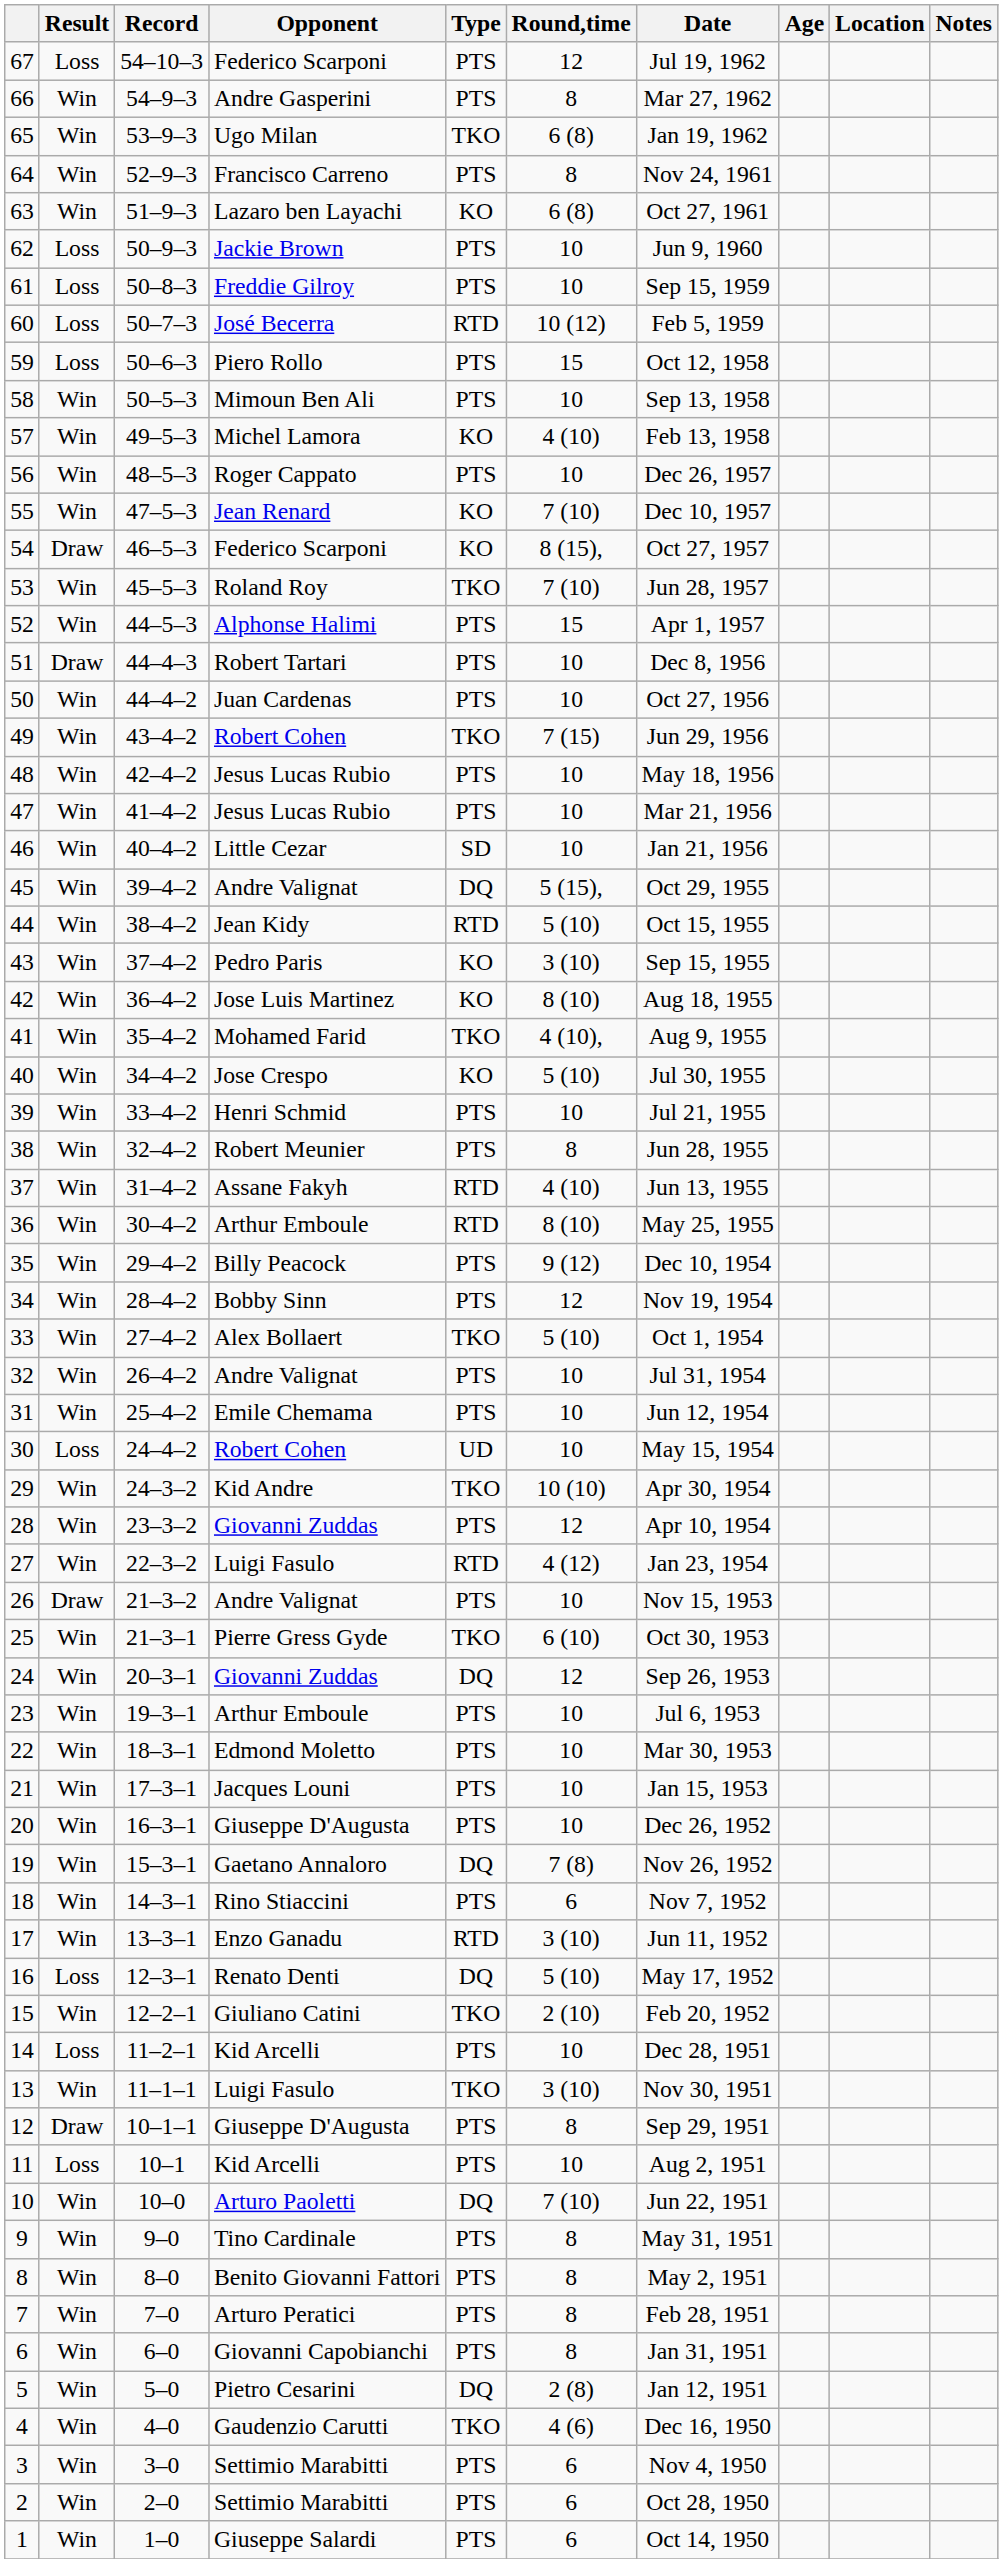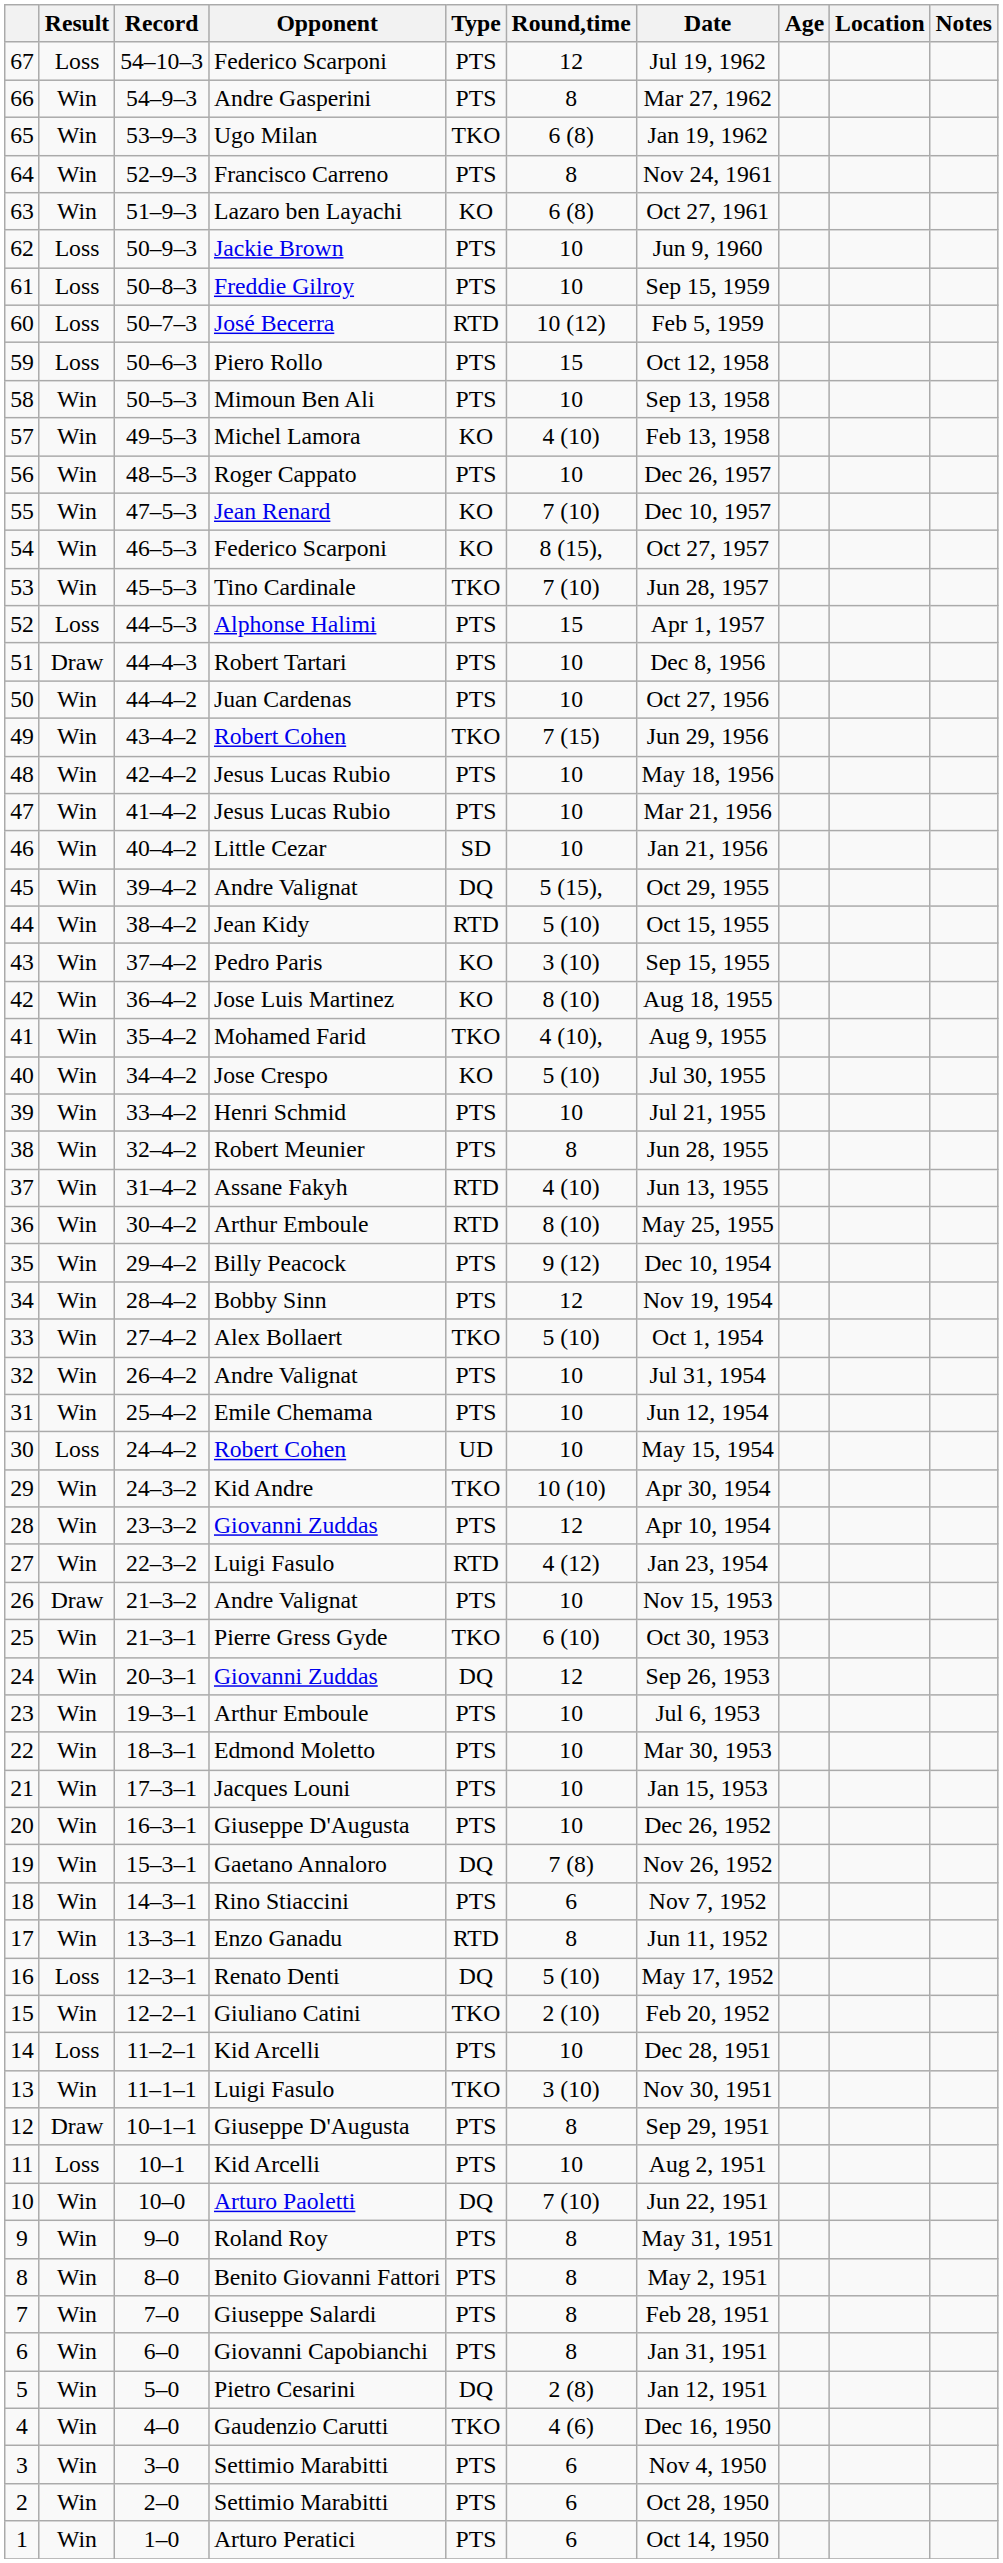(77, 549) Draw -> (77, 549) Win
(271, 586) Roland Roy -> (285, 586) Tino Cardinale
(77, 624) Win -> (77, 624) Loss
(571, 1938) 3 (10) -> (571, 1938) 8
(285, 2239) Tino Cardinale -> (271, 2239) Roland Roy
(285, 2314) Arturo Peratici -> (295, 2314) Giuseppe Salardi
(295, 2539) Giuseppe Salardi -> (285, 2539) Arturo Peratici
